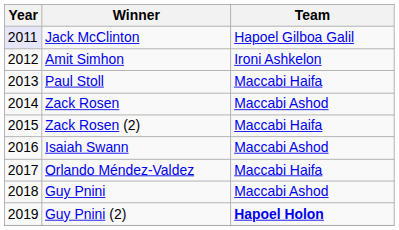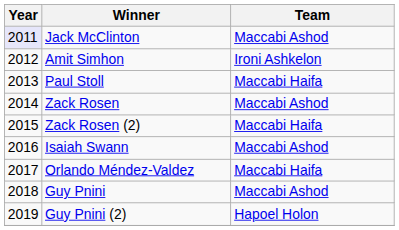(294, 37) Hapoel Gilboa Galil -> (281, 37) Maccabi Ashod
(279, 214) bold -> (276, 214) normal
